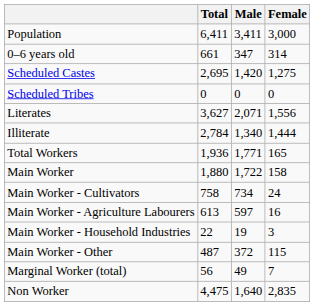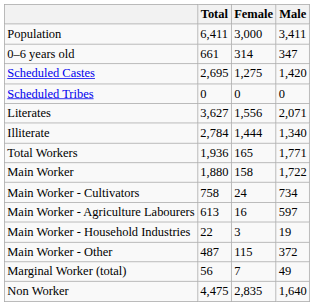columns swapped: (248, 14) <-> (287, 14)
